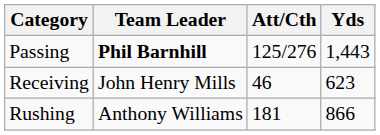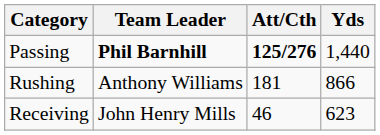(284, 51) normal -> (284, 51) bold
(348, 51) 1,443 -> (348, 51) 1,440
rows swapped: (42, 113) <-> (49, 82)
